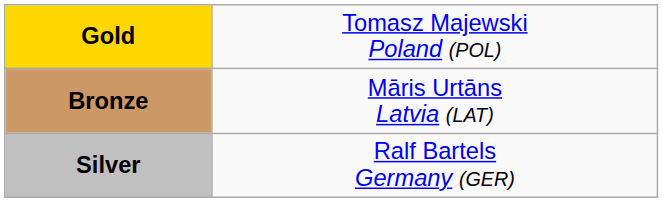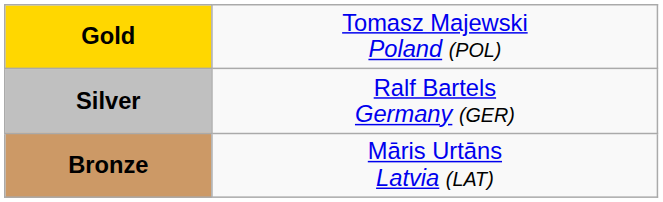rows swapped: (108, 164) <-> (108, 100)
